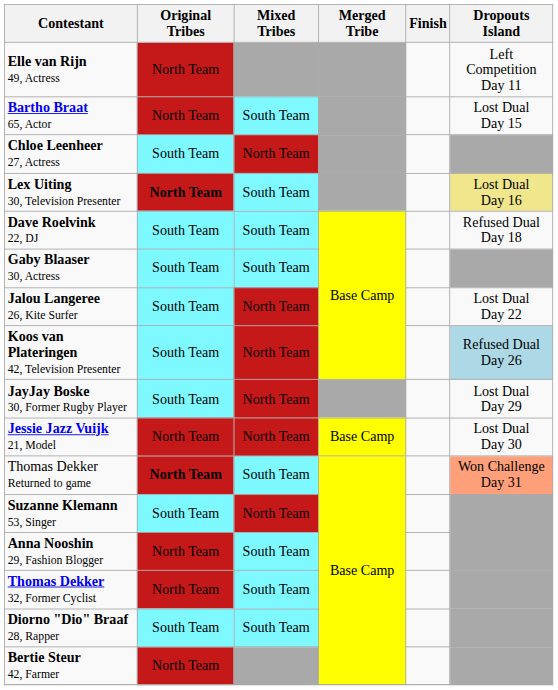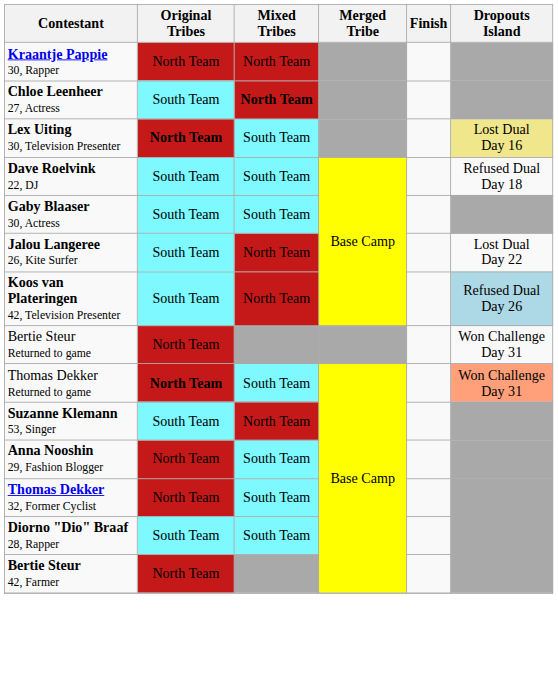- row: (47, 69)
+ row: (58, 61)
- row: (48, 115)
(276, 153) normal -> (277, 99) bold
- row: (67, 398)
- row: (58, 436)
+ row: (49, 344)
